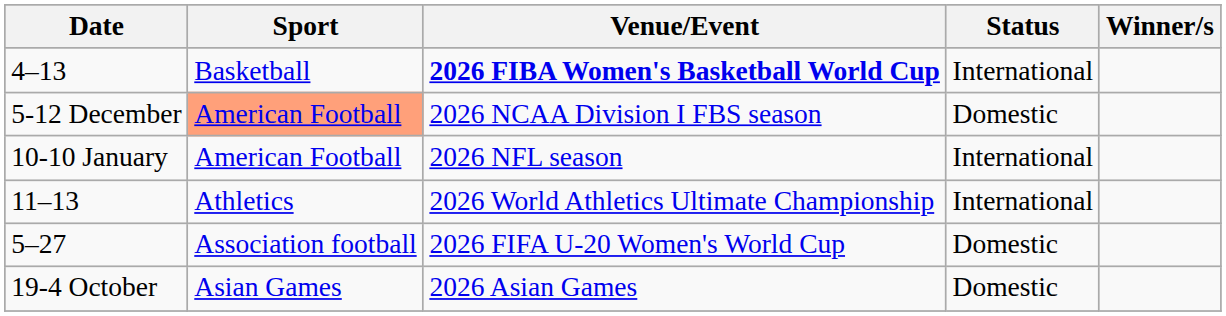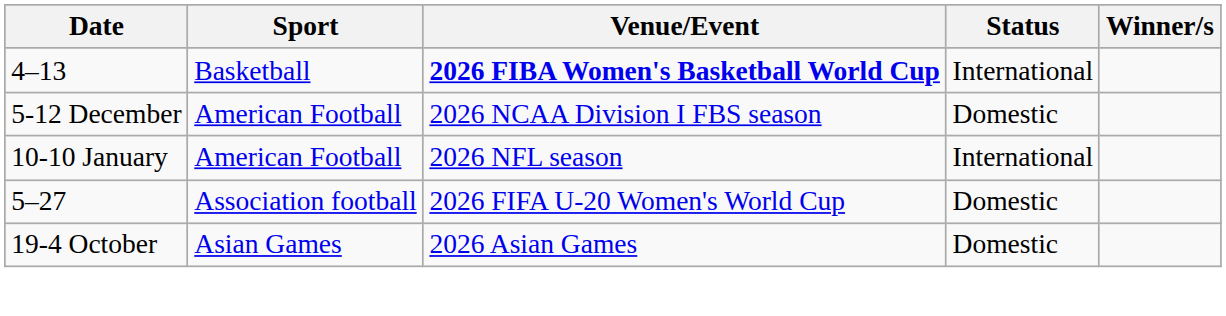(298, 113) lightsalmon background -> (298, 113) no background
- row: (45, 200)
